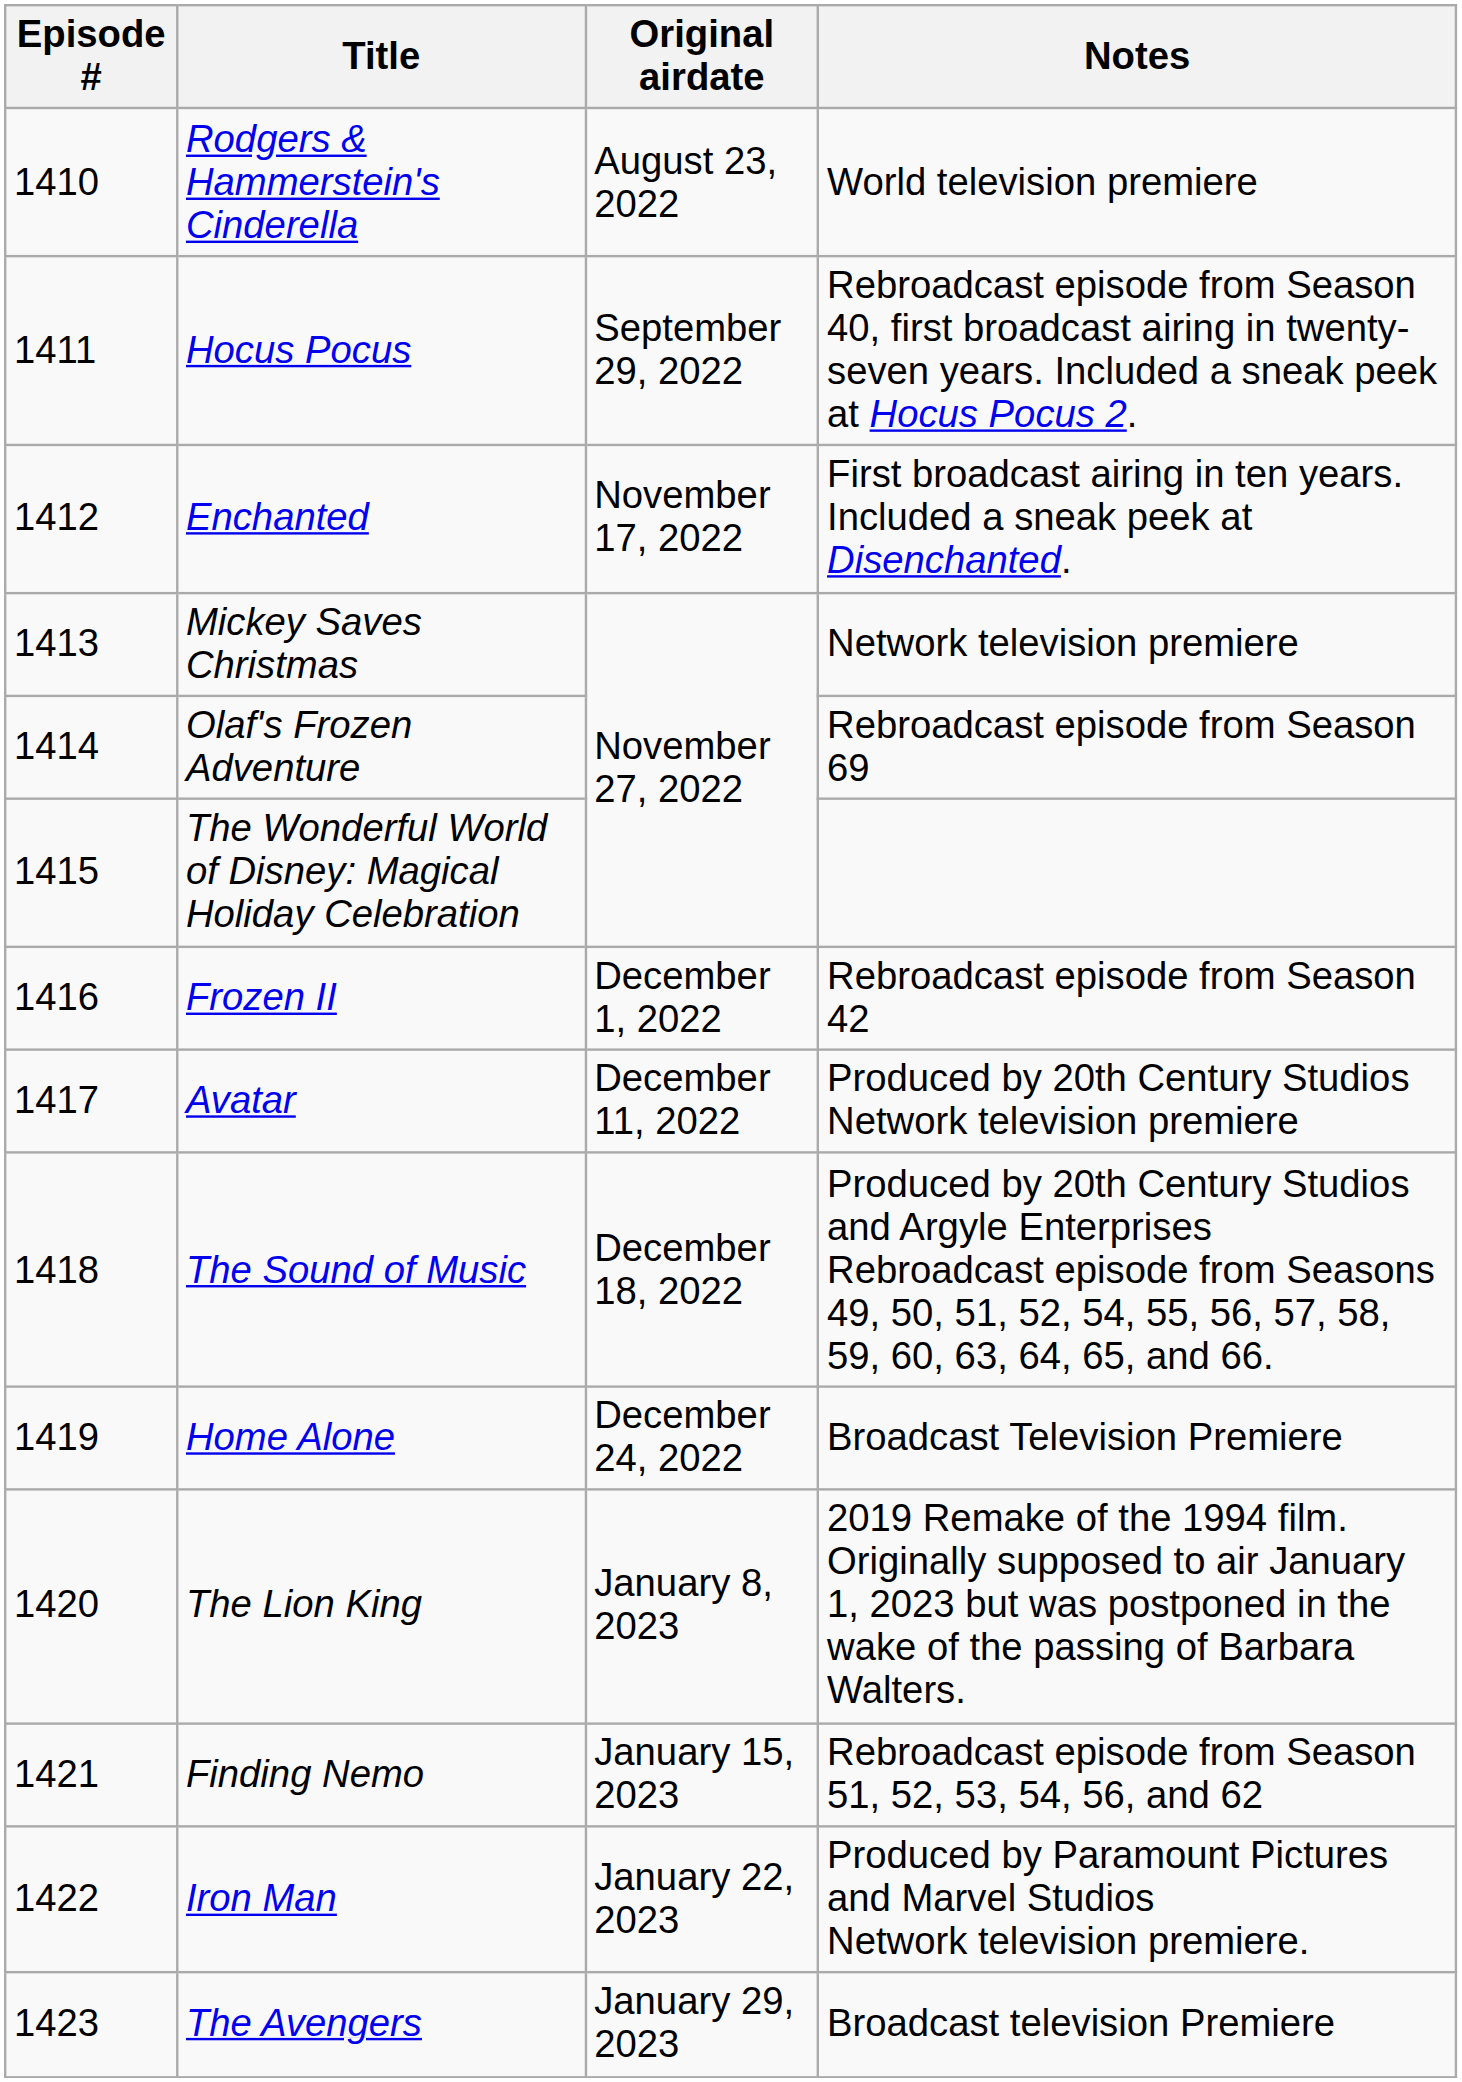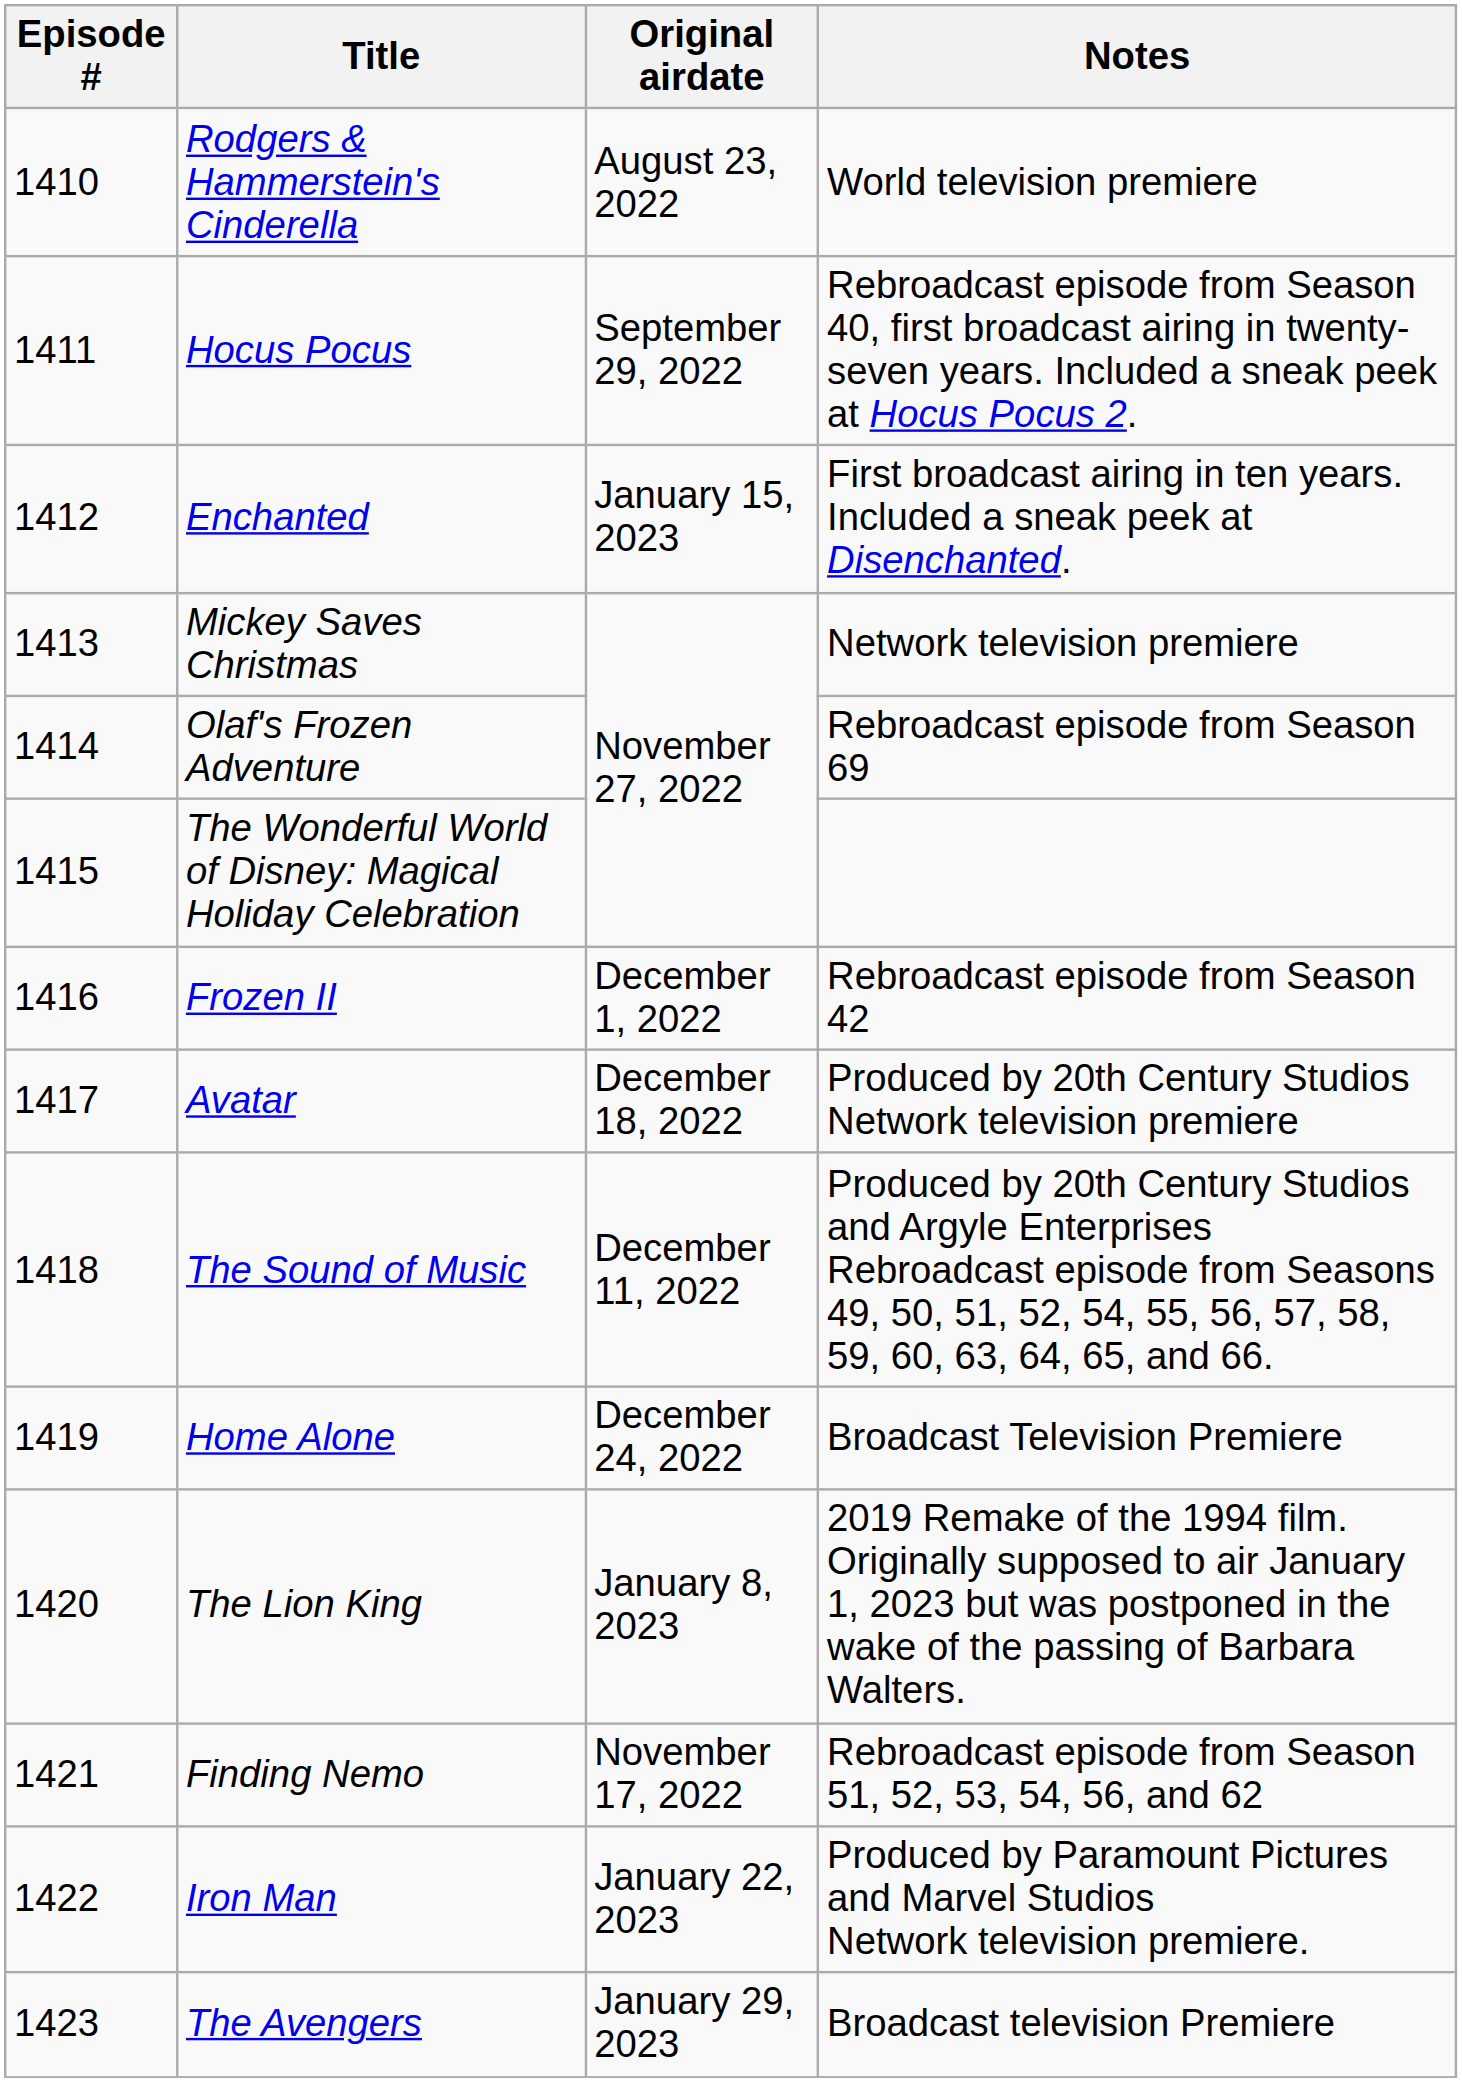(682, 517) November 17, 2022 -> (694, 517) January 15, 2023
(682, 1100) December 11, 2022 -> (682, 1100) December 18, 2022
(682, 1268) December 18, 2022 -> (682, 1268) December 11, 2022
(694, 1773) January 15, 2023 -> (682, 1773) November 17, 2022
